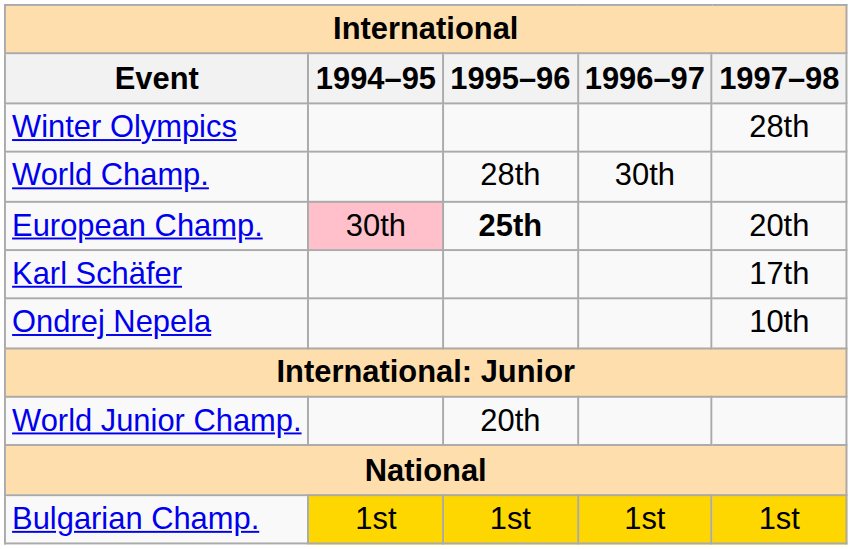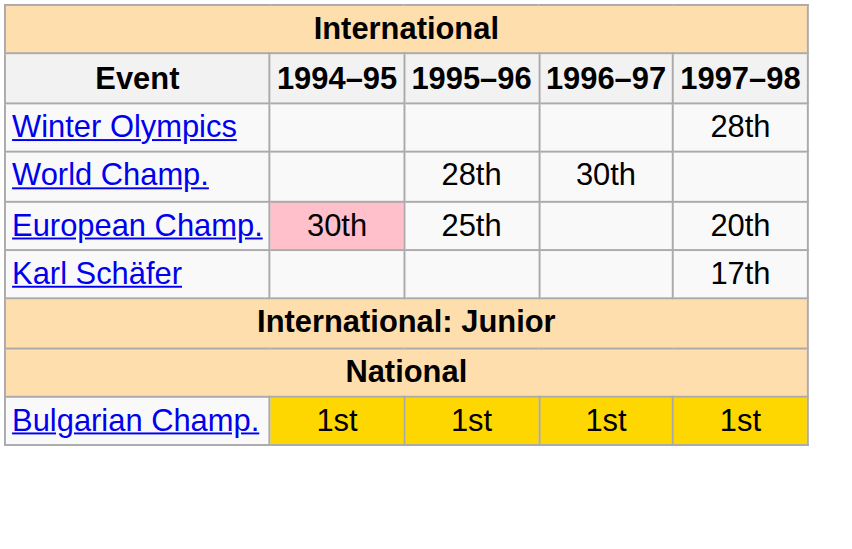(510, 224) bold -> (472, 224) normal
- row: (112, 322)
- row: (157, 420)
